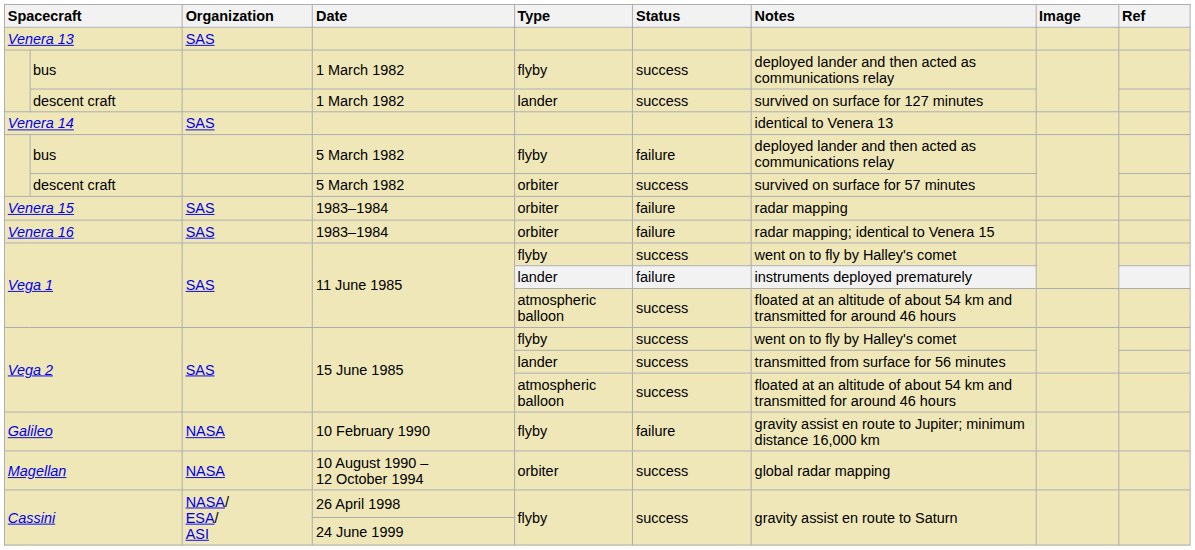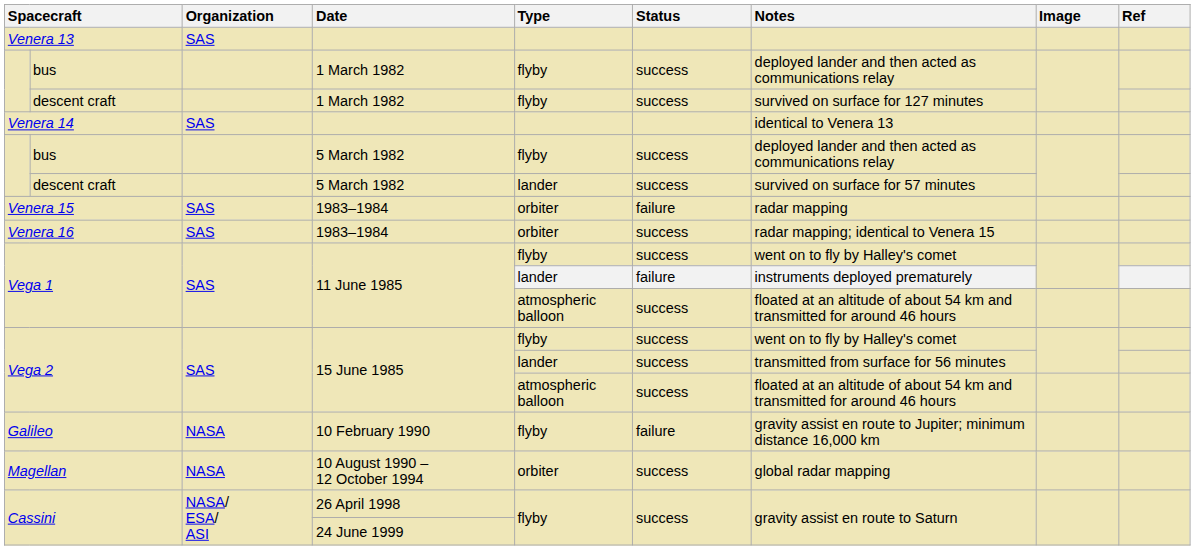(538, 101) lander -> (532, 101) flyby
(656, 155) failure -> (662, 155) success
(538, 186) orbiter -> (538, 186) lander
(656, 231) failure -> (662, 231) success
